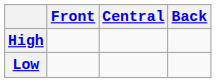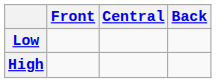rows swapped: (26, 41) <-> (26, 65)
